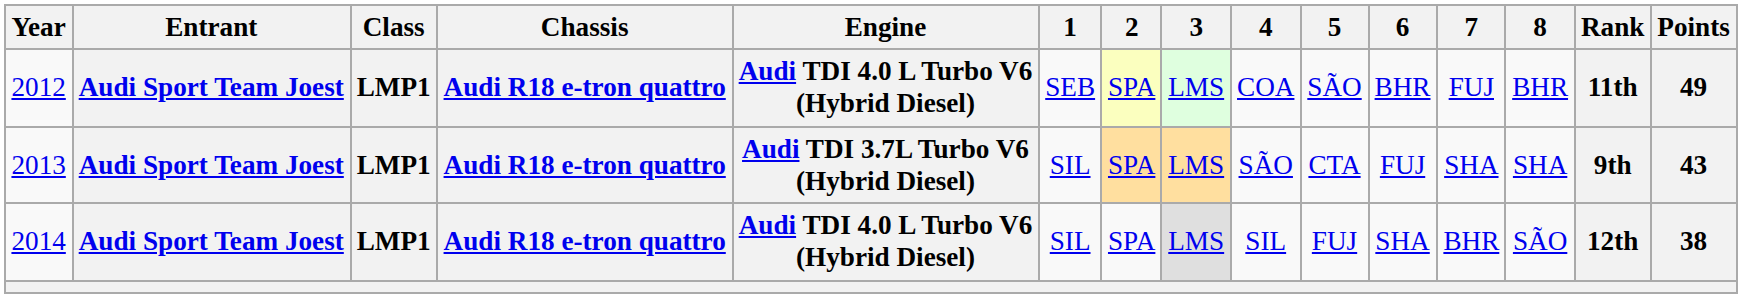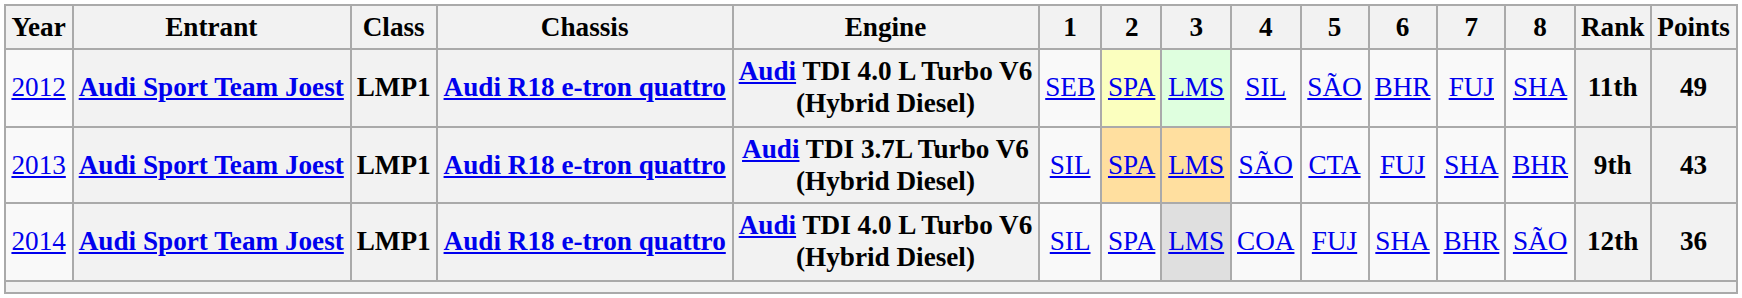(1266, 87) COA -> (1266, 87) SIL
(1540, 87) BHR -> (1540, 87) SHA
(1540, 164) SHA -> (1540, 164) BHR
(1266, 241) SIL -> (1266, 241) COA
(1694, 241) 38 -> (1694, 241) 36
